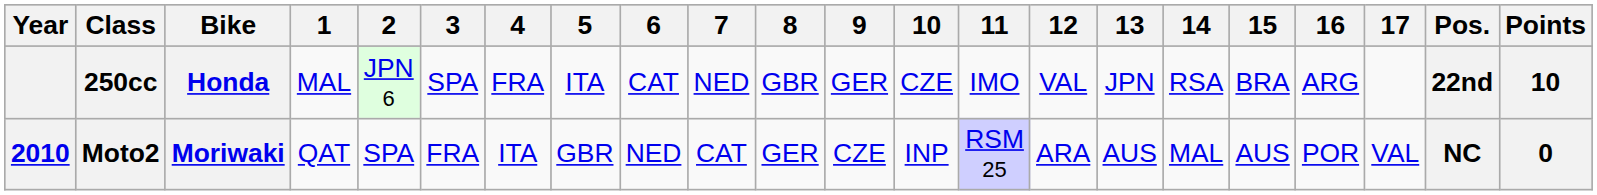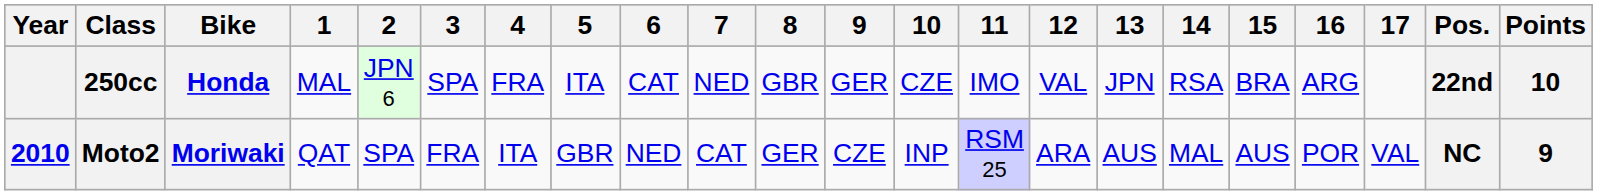(1546, 153) 0 -> (1546, 153) 9
